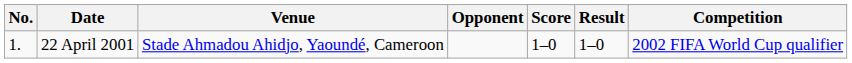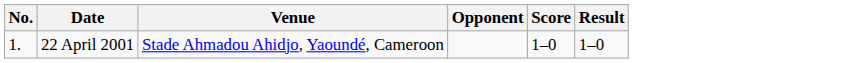- column: (738, 17)
